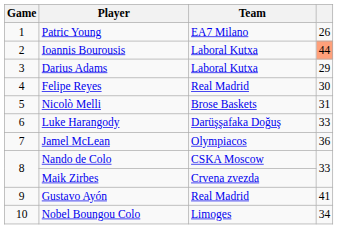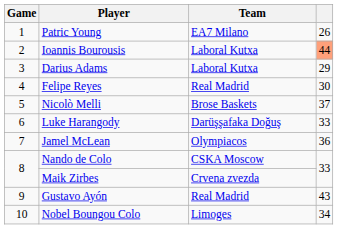(325, 104) 31 -> (325, 104) 37
(325, 196) 41 -> (325, 196) 43
